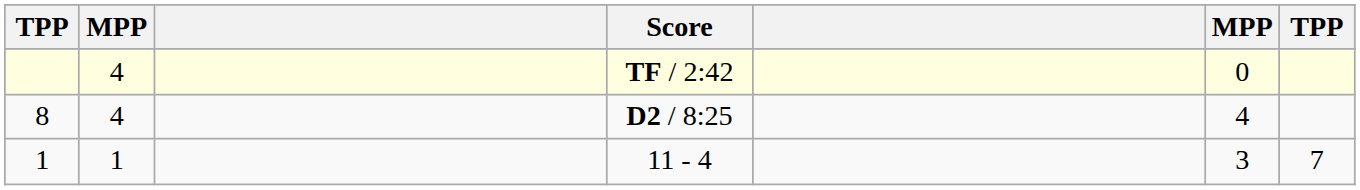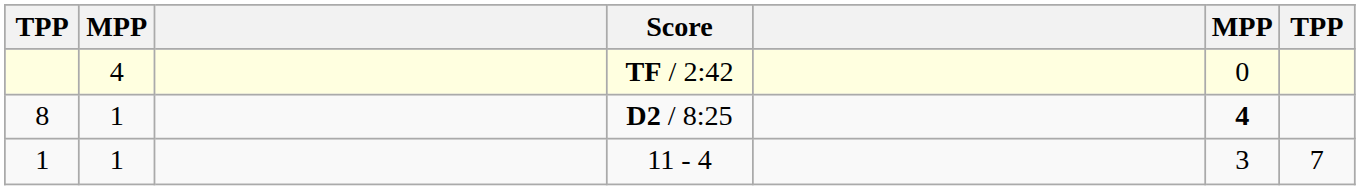(117, 116) 4 -> (117, 116) 1
(1242, 116) normal -> (1242, 116) bold
